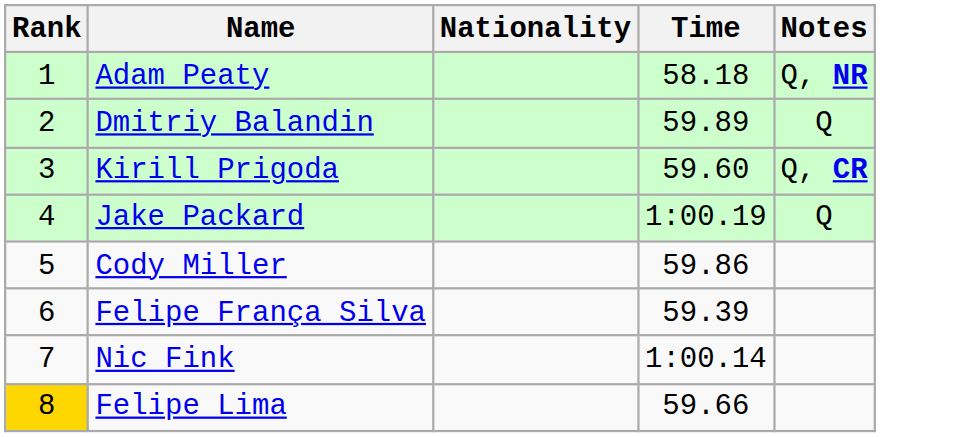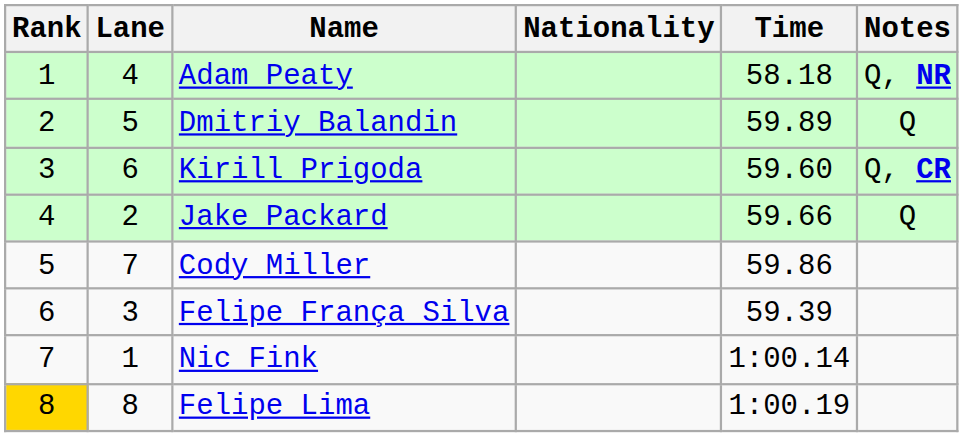+ column: (130, 29)
(706, 218) 1:00.19 -> (789, 218) 59.66
(706, 407) 59.66 -> (789, 407) 1:00.19
